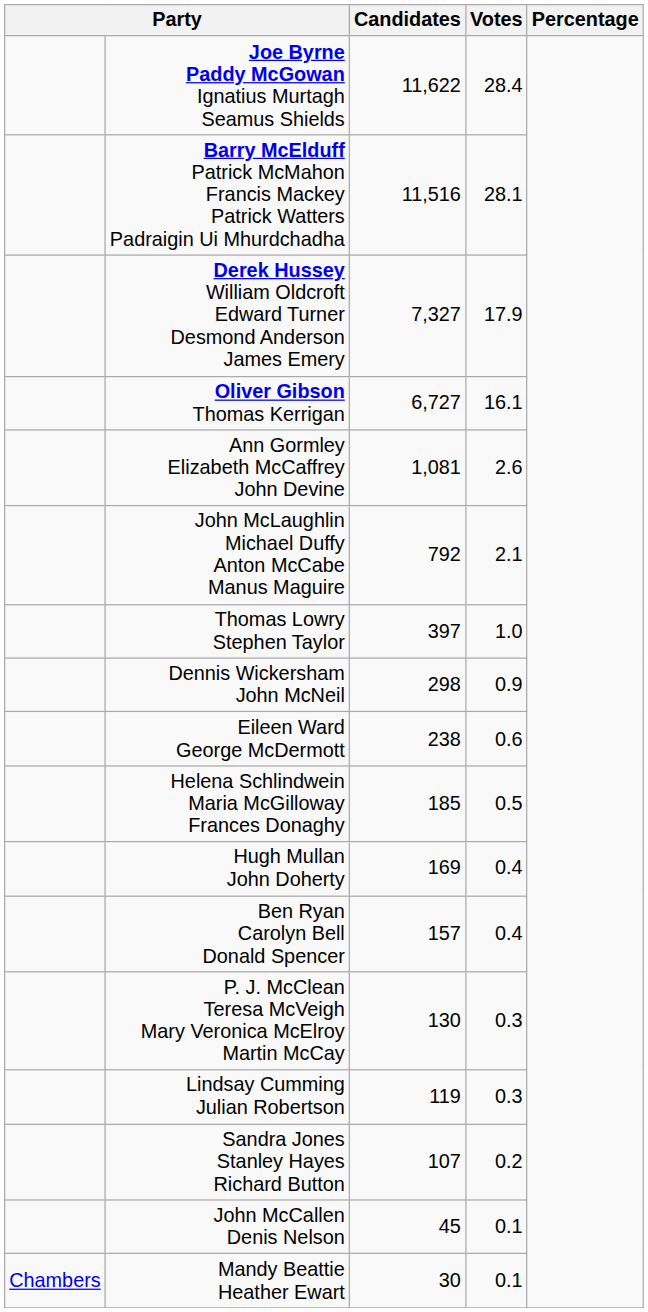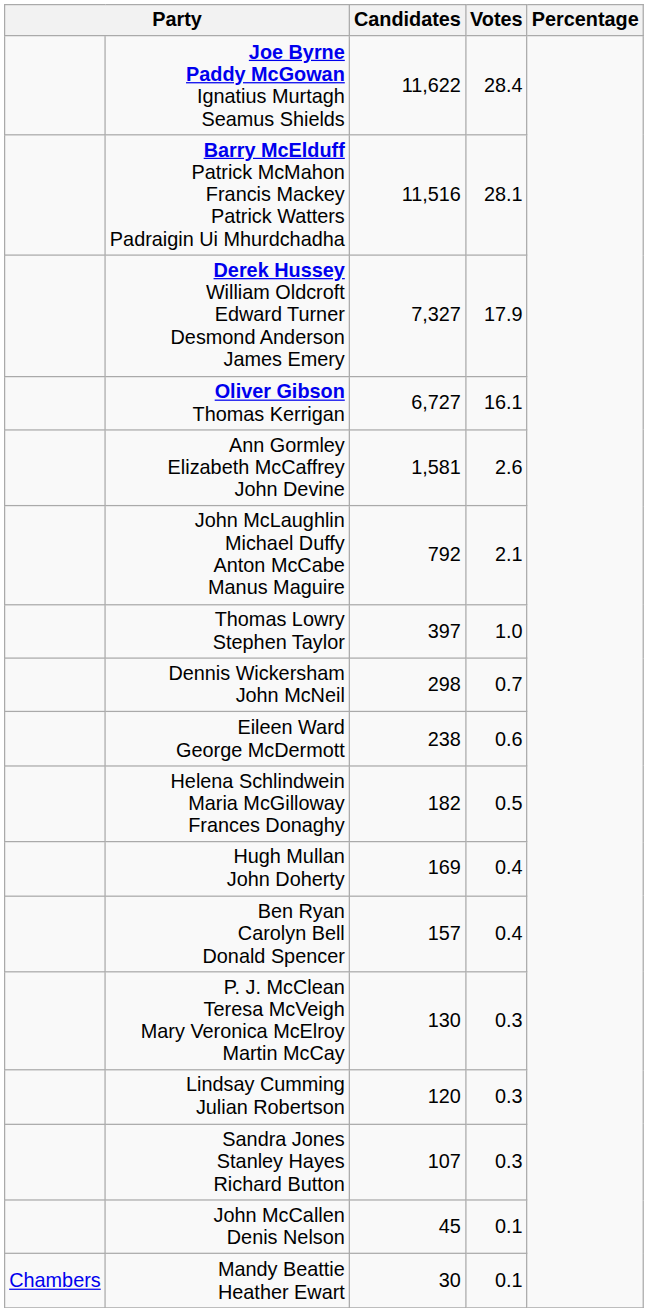(436, 467) 1,081 -> (436, 467) 1,581
(509, 684) 0.9 -> (509, 684) 0.7
(444, 803) 185 -> (444, 803) 182
(445, 1096) 119 -> (444, 1096) 120
(509, 1161) 0.2 -> (509, 1161) 0.3
